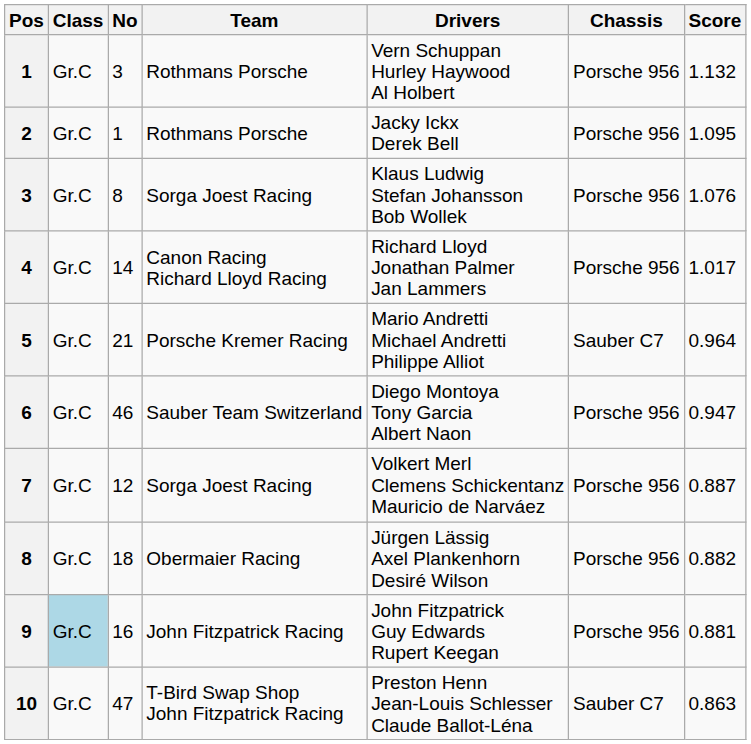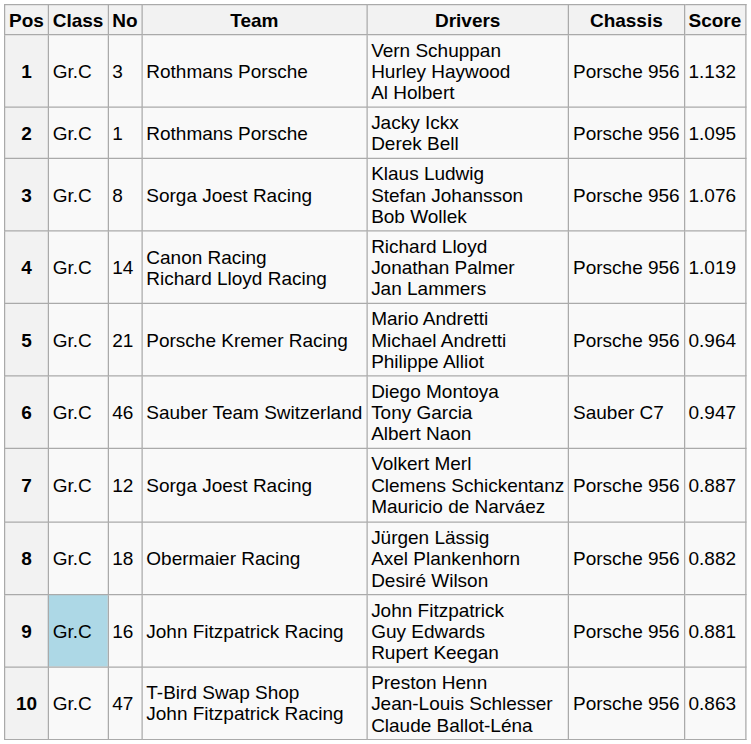(712, 268) 1.017 -> (712, 268) 1.019
(618, 340) Sauber C7 -> (626, 340) Porsche 956
(626, 413) Porsche 956 -> (618, 413) Sauber C7
(618, 703) Sauber C7 -> (626, 703) Porsche 956
